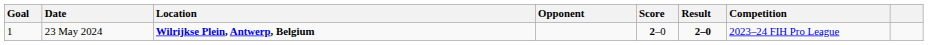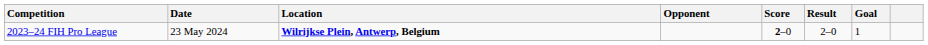columns swapped: (18, 13) <-> (758, 13)
(703, 31) bold -> (828, 31) normal
